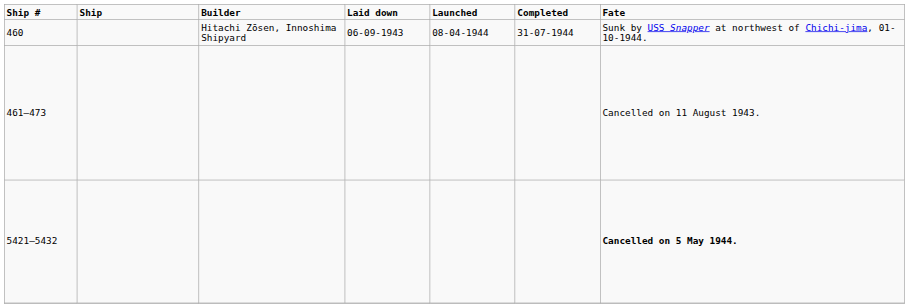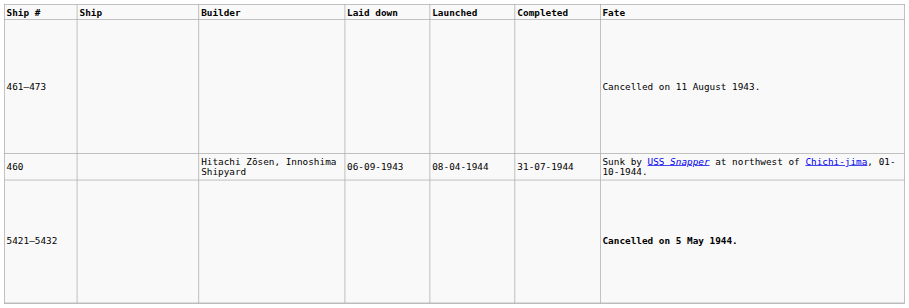rows swapped: (15, 33) <-> (26, 113)
